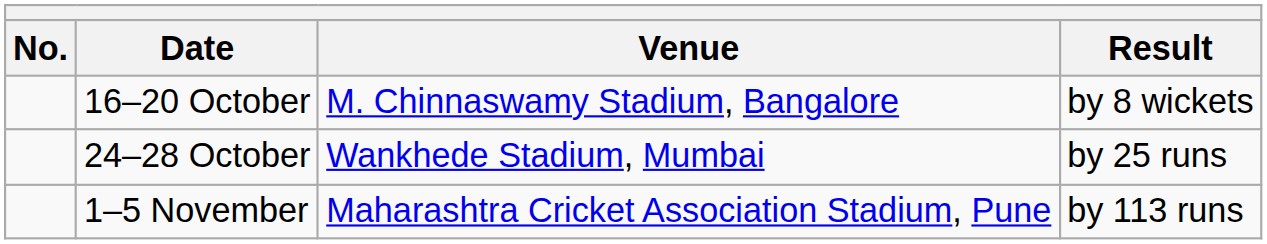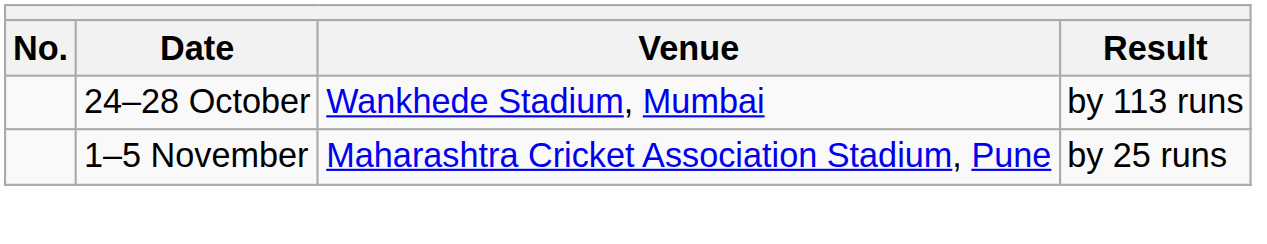- row: (197, 101)
(1147, 156) by 25 runs -> (1155, 101) by 113 runs
(1155, 210) by 113 runs -> (1147, 156) by 25 runs
